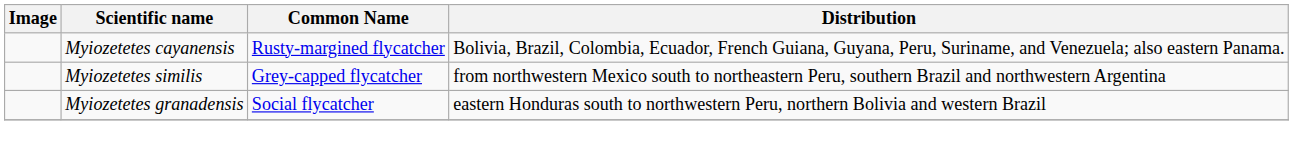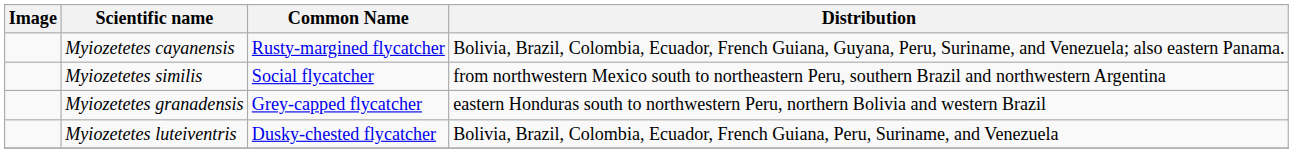(337, 76) Grey-capped flycatcher -> (313, 76) Social flycatcher
(313, 104) Social flycatcher -> (337, 104) Grey-capped flycatcher
+ row: (151, 133)
